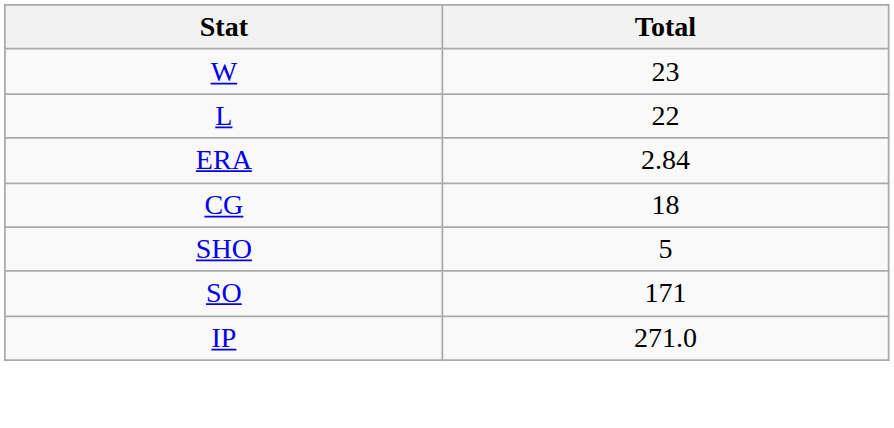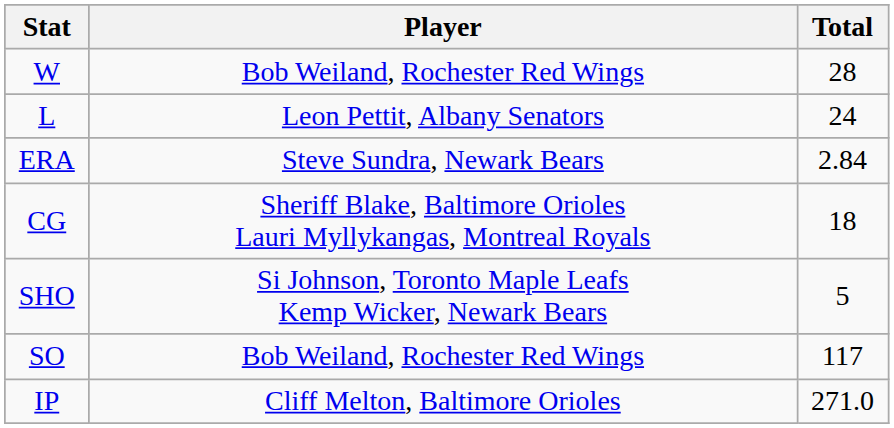+ column: (443, 26)
(665, 71) 23 -> (842, 71) 28
(665, 115) 22 -> (842, 115) 24
(665, 293) 171 -> (842, 356) 117
